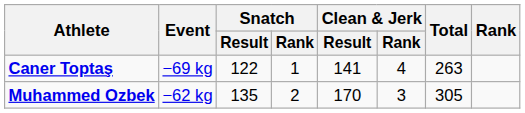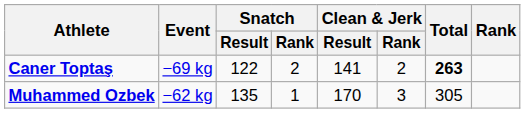(295, 69) 1 -> (295, 69) 2
(401, 69) 4 -> (401, 69) 2
(449, 69) normal -> (449, 69) bold
(295, 95) 2 -> (295, 95) 1
